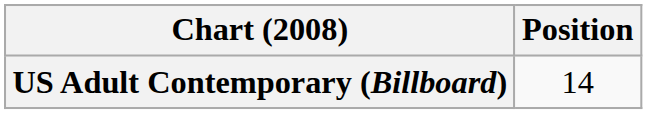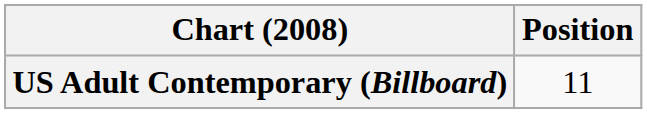(578, 81) 14 -> (578, 81) 11
